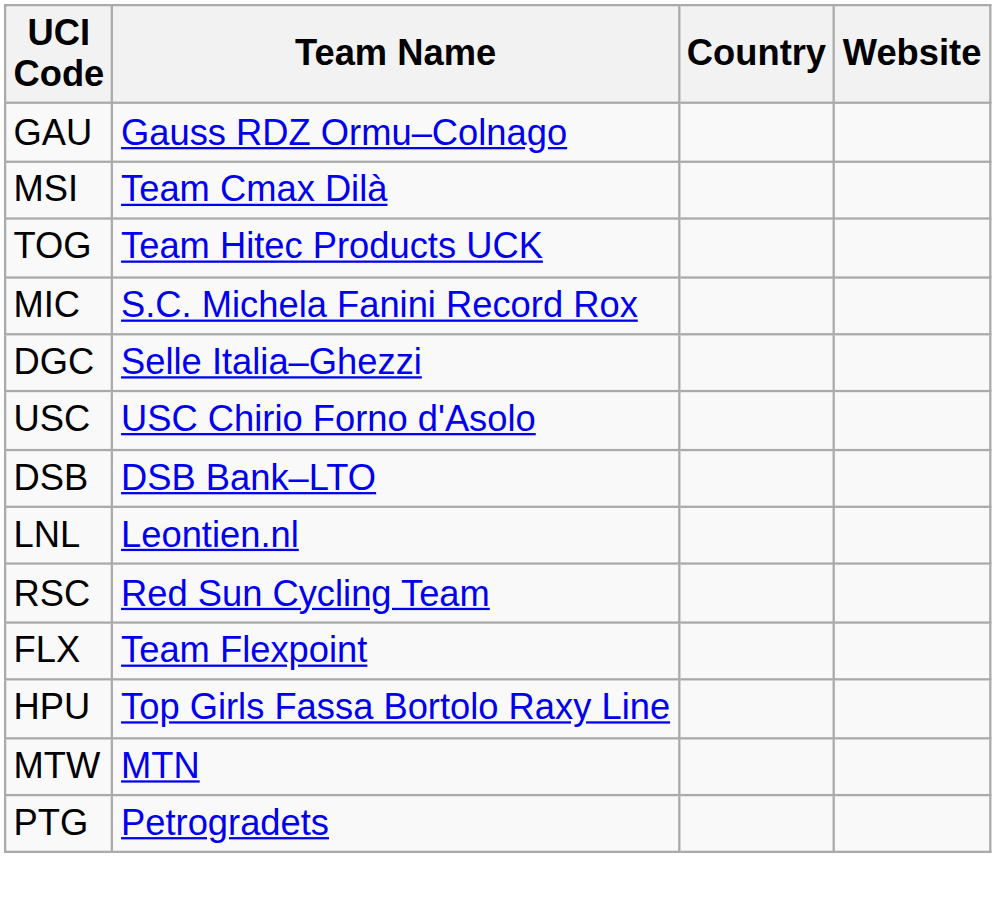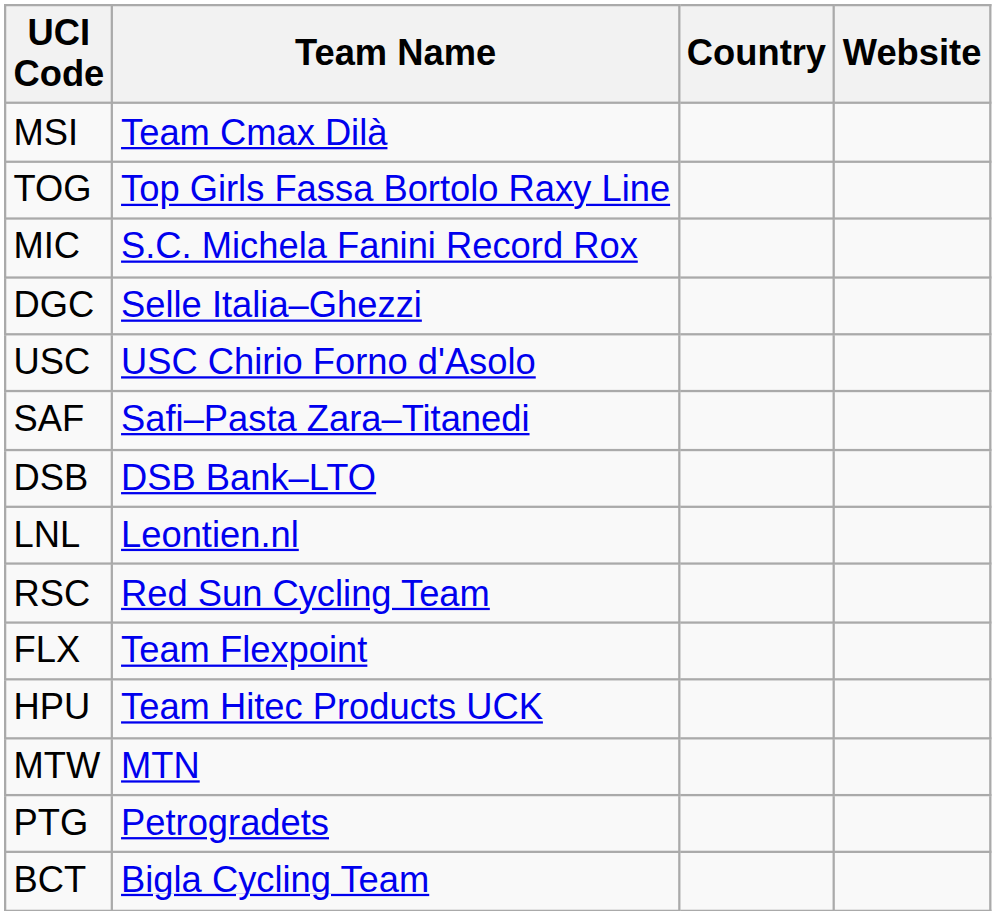- row: (53, 131)
(332, 246) Team Hitec Products UCK -> (396, 189) Top Girls Fassa Bortolo Raxy Line
+ row: (49, 419)
(396, 707) Top Girls Fassa Bortolo Raxy Line -> (332, 707) Team Hitec Products UCK
+ row: (50, 880)
